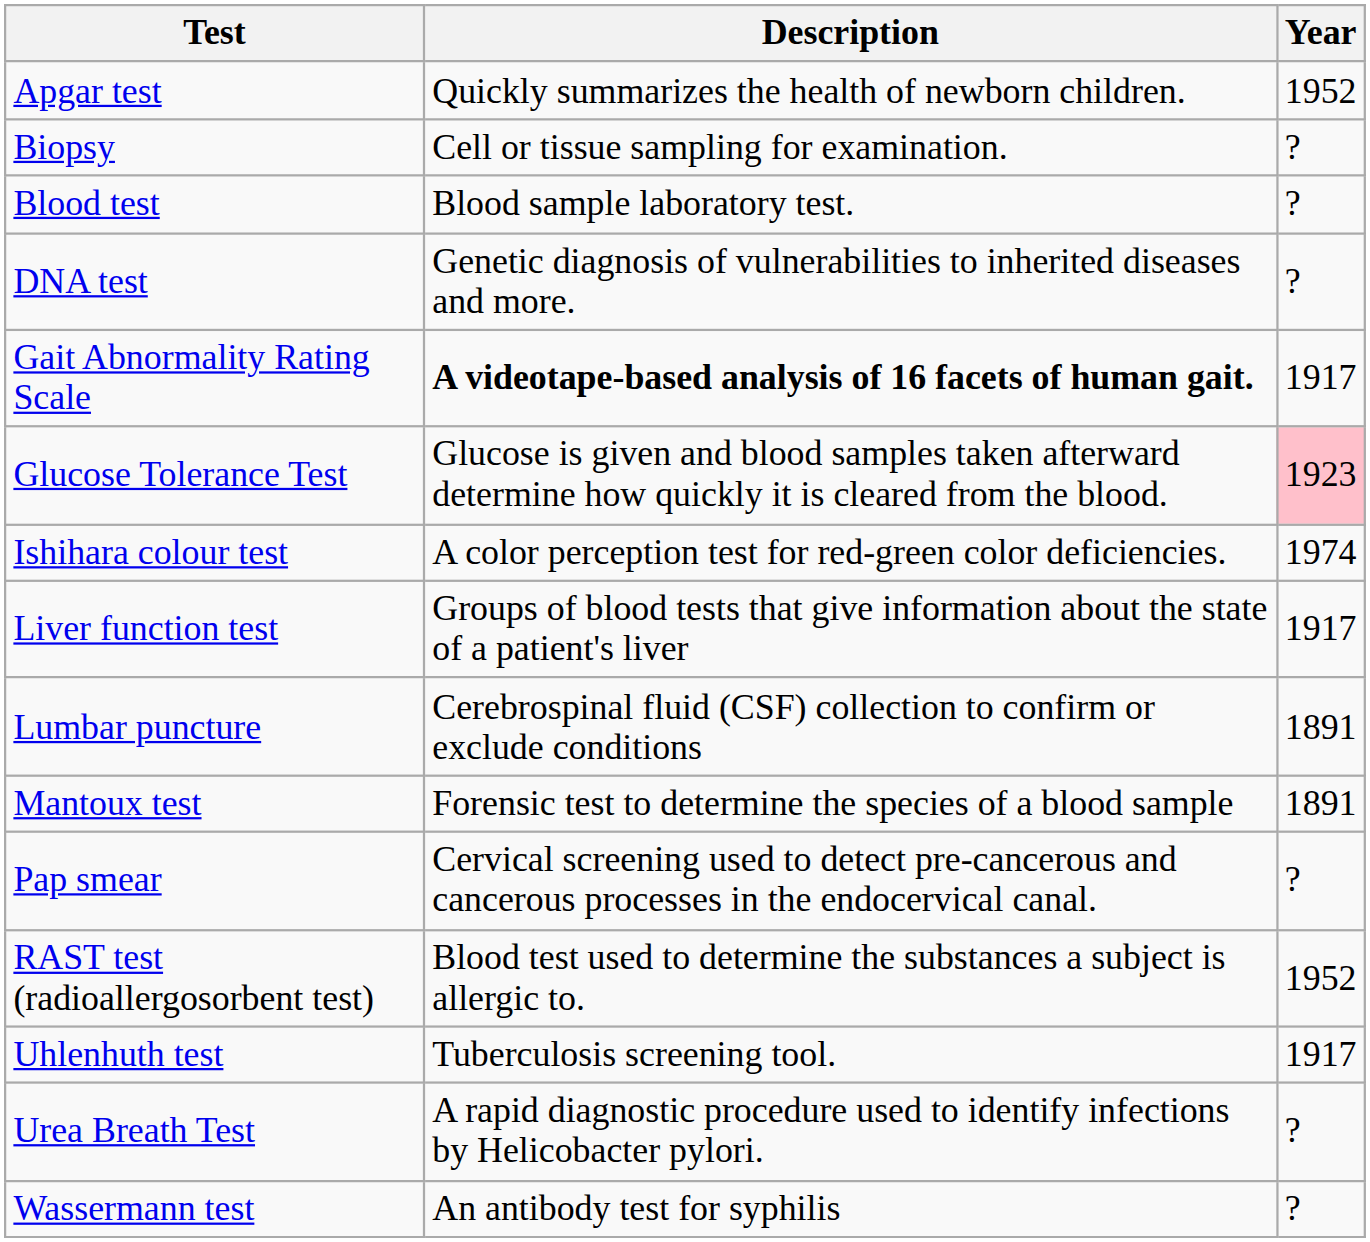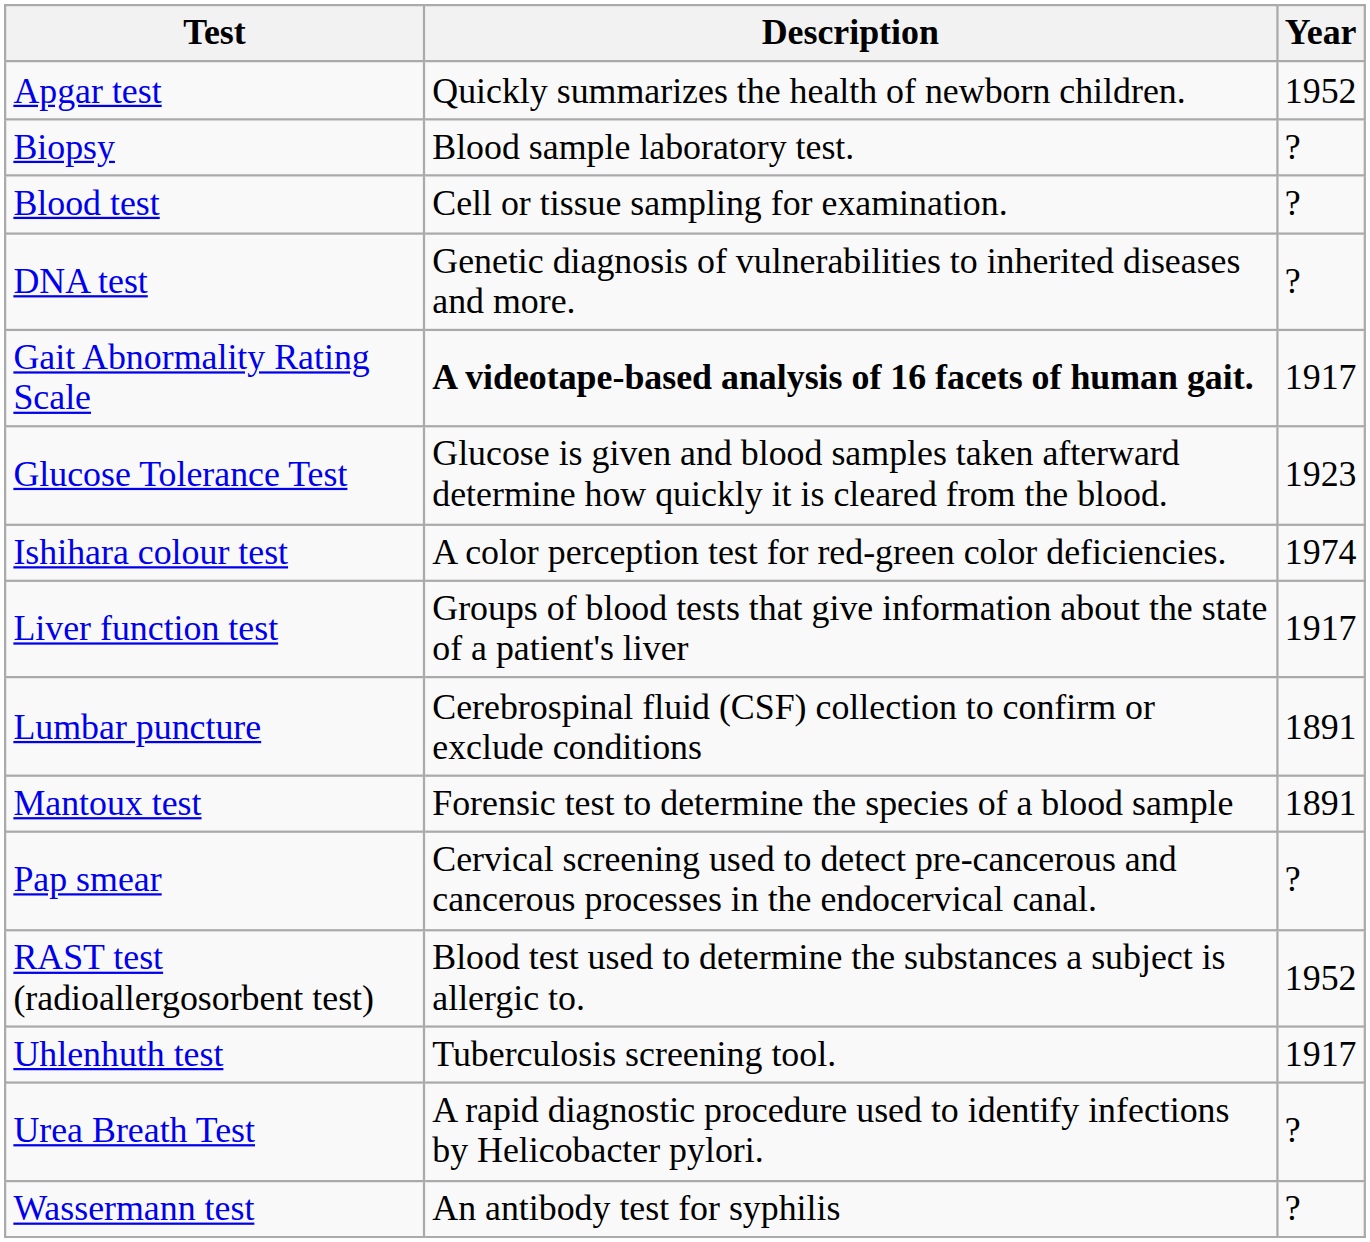(720, 146) Cell or tissue sampling for examination. -> (643, 146) Blood sample laboratory test.
(643, 203) Blood sample laboratory test. -> (720, 203) Cell or tissue sampling for examination.
(1321, 474) pink background -> (1321, 474) no background
